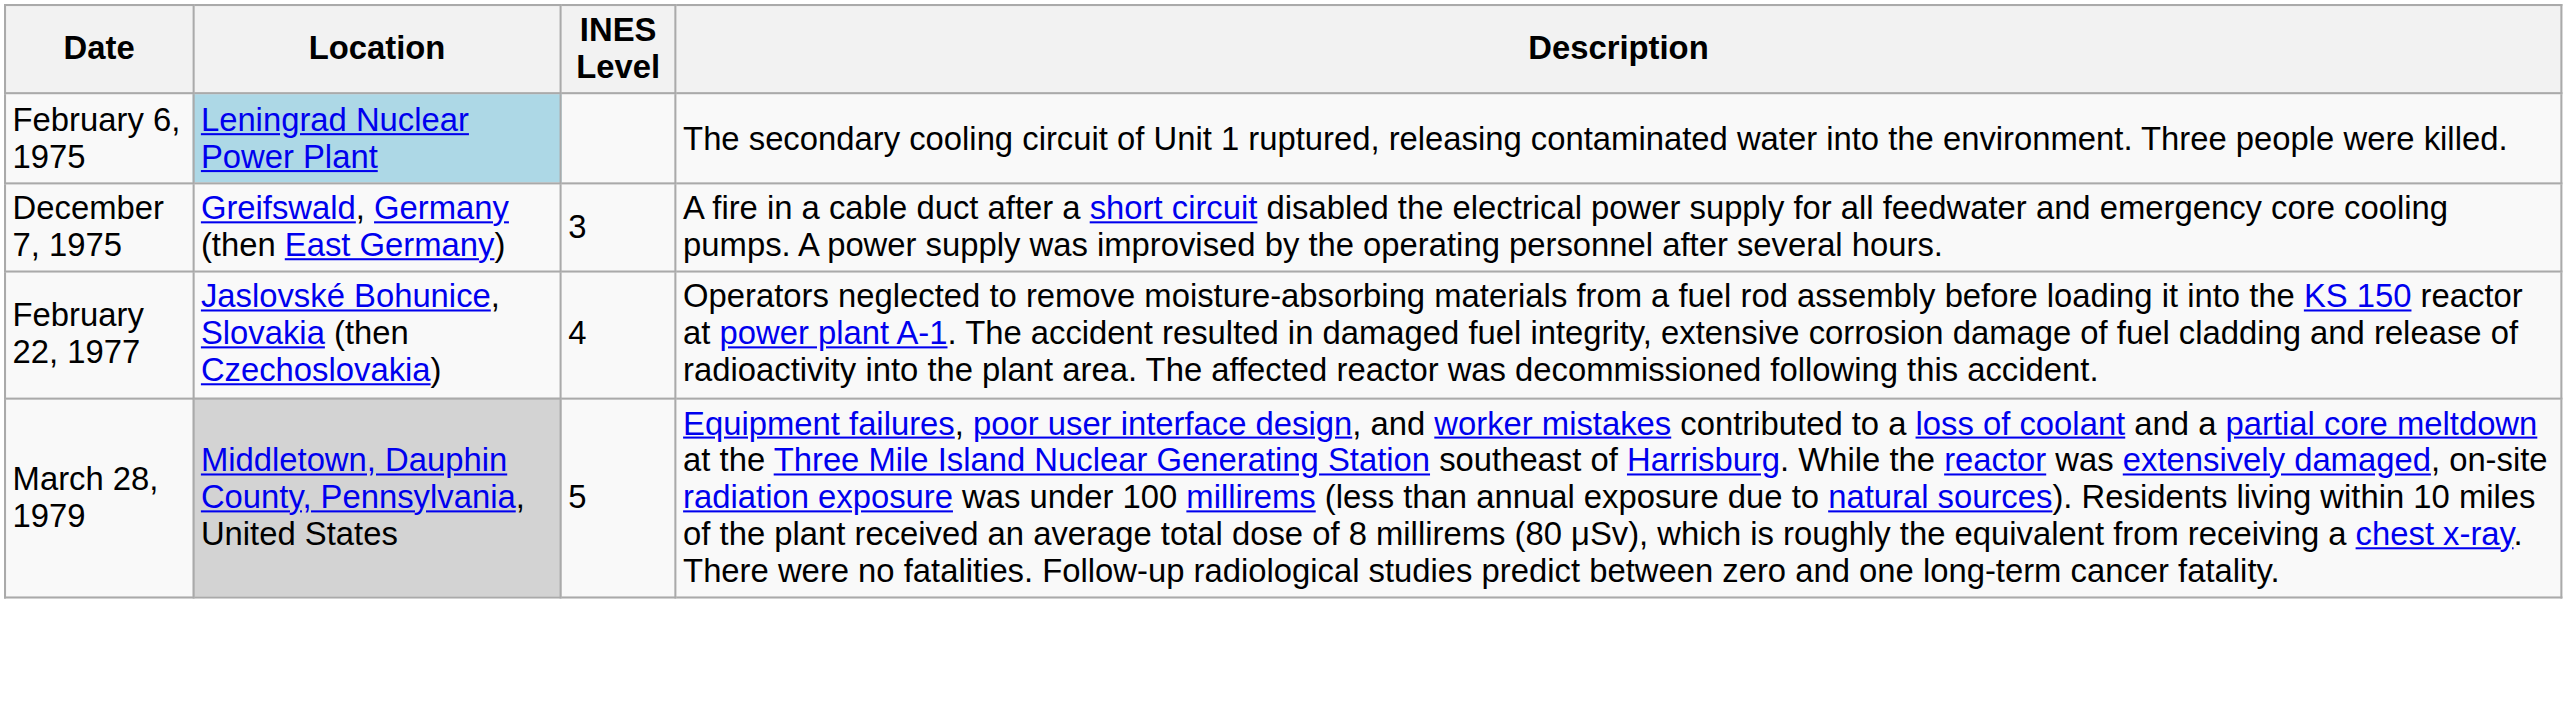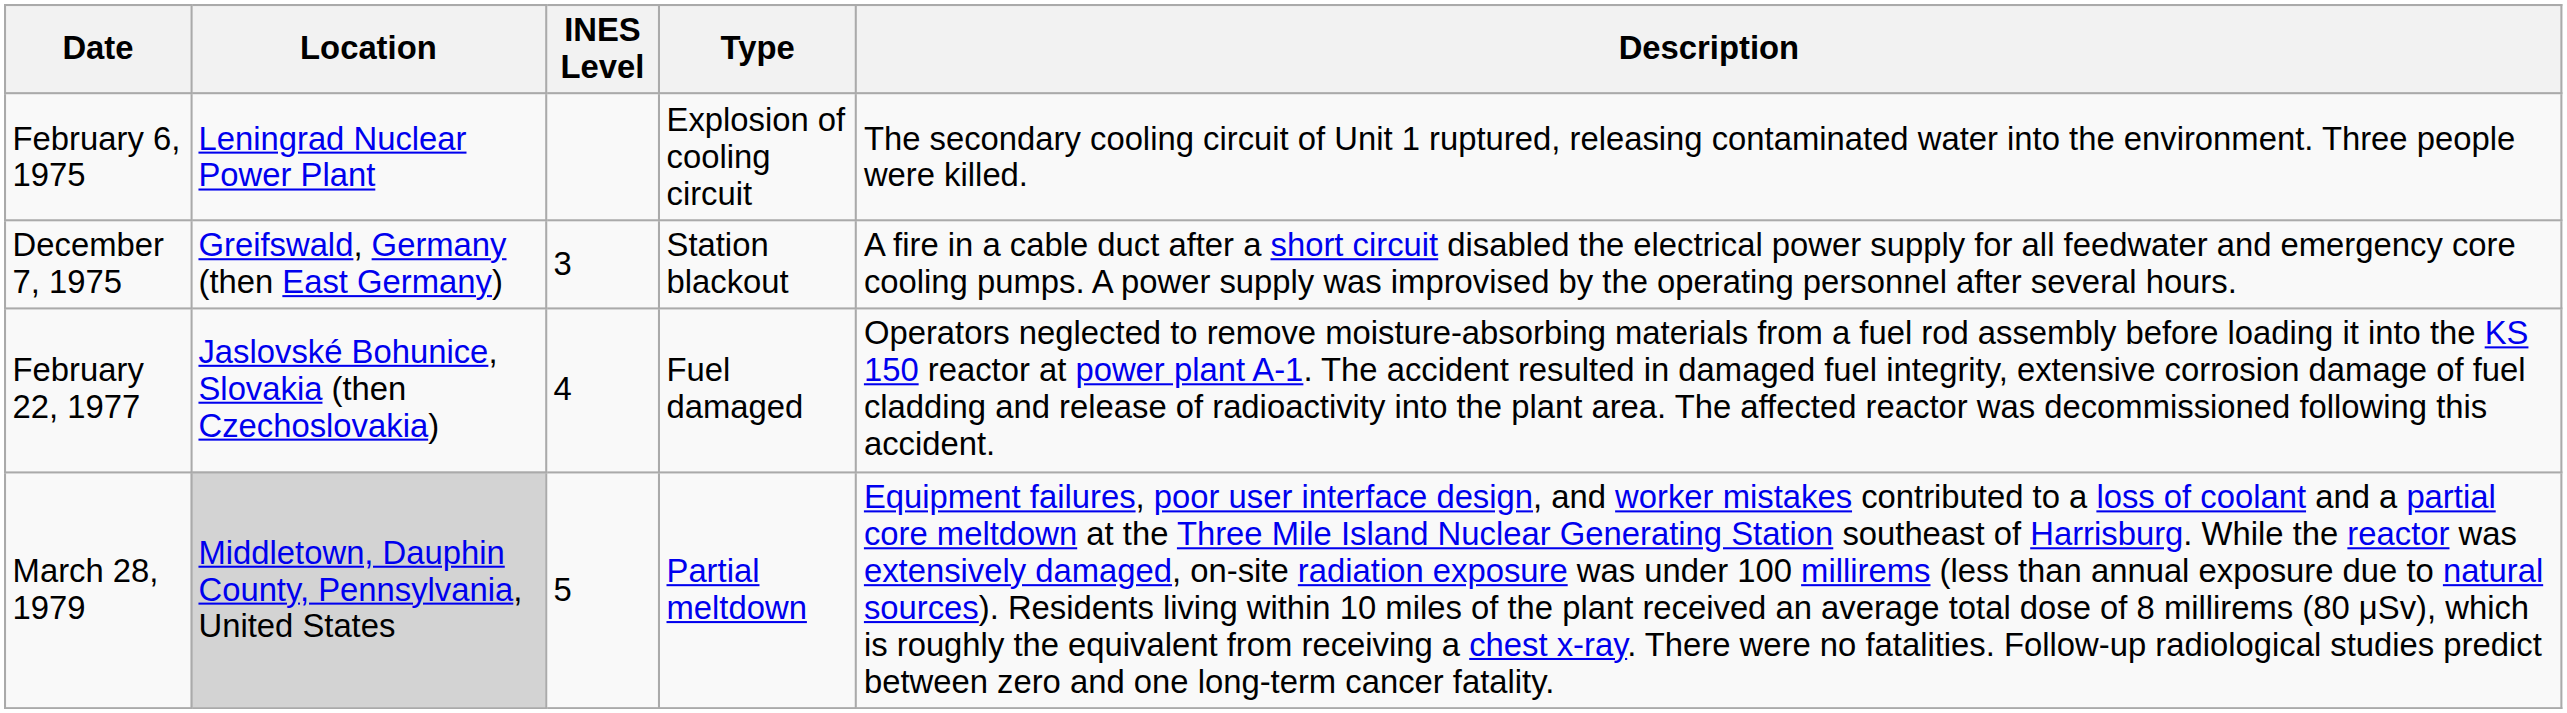+ column: (758, 48)
(335, 137) lightblue background -> (332, 156) no background
